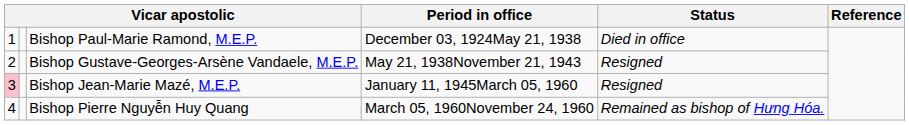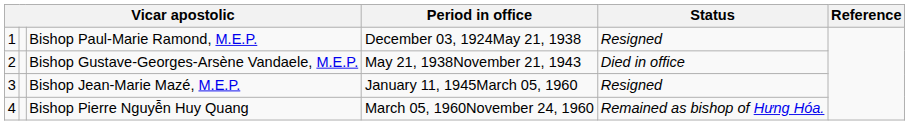(643, 39) Died in office -> (631, 39) Resigned
(631, 62) Resigned -> (643, 62) Died in office
(12, 85) pink background -> (12, 85) no background
